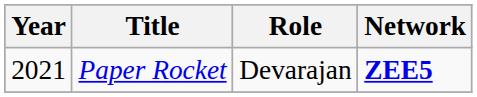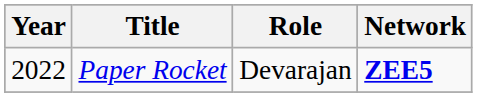(39, 69) 2021 -> (39, 69) 2022
